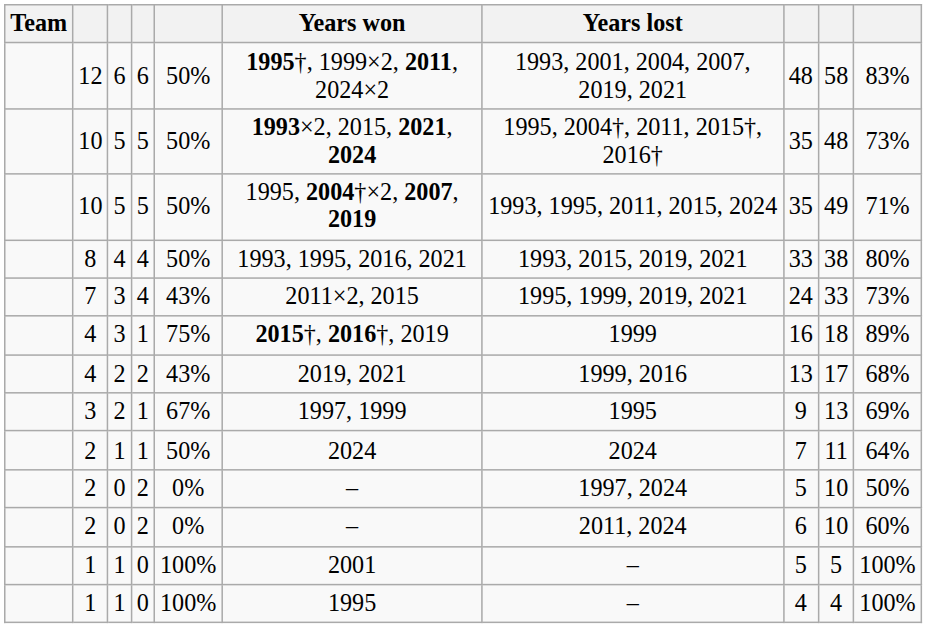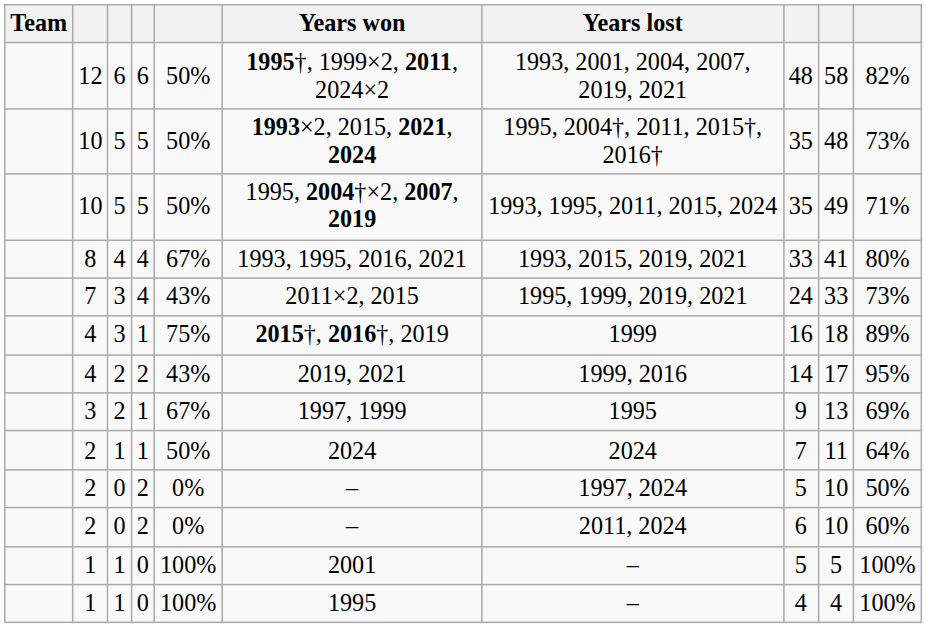(888, 75) 83% -> (888, 75) 82%
(188, 258) 50% -> (188, 258) 67%
(836, 258) 38 -> (836, 258) 41
(801, 373) 13 -> (801, 373) 14
(888, 373) 68% -> (888, 373) 95%
